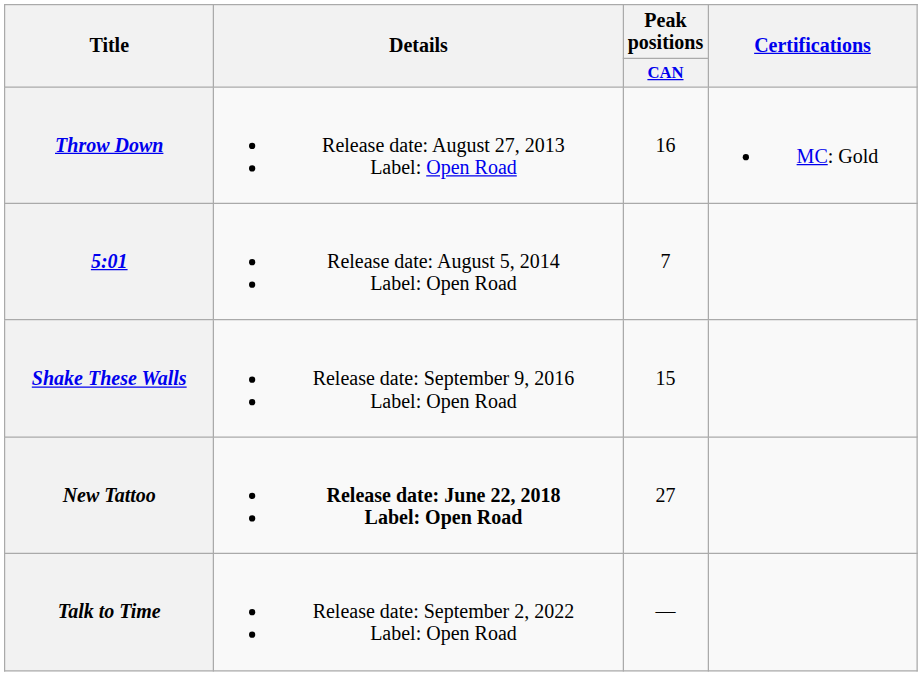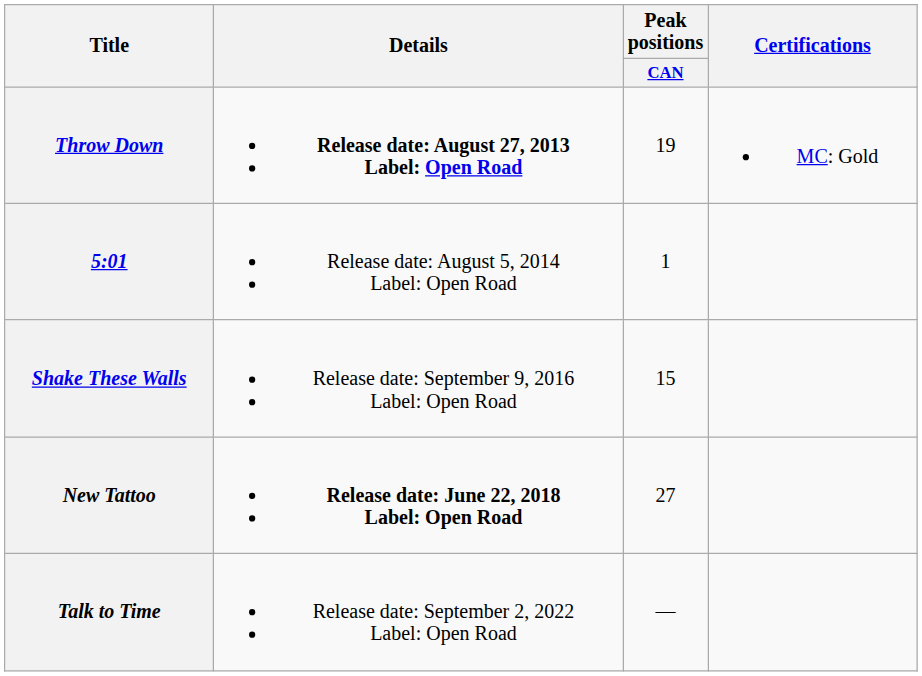(418, 156) normal -> (418, 156) bold
(665, 144) 16 -> (665, 144) 19
(665, 261) 7 -> (665, 261) 1
